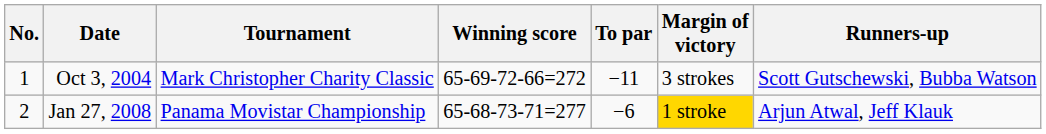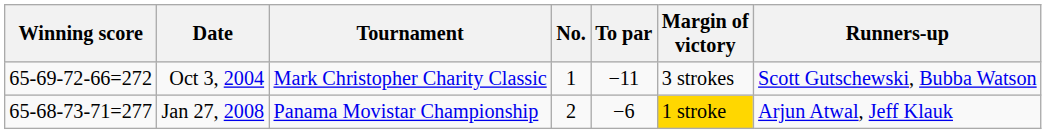columns swapped: (24, 33) <-> (515, 33)
